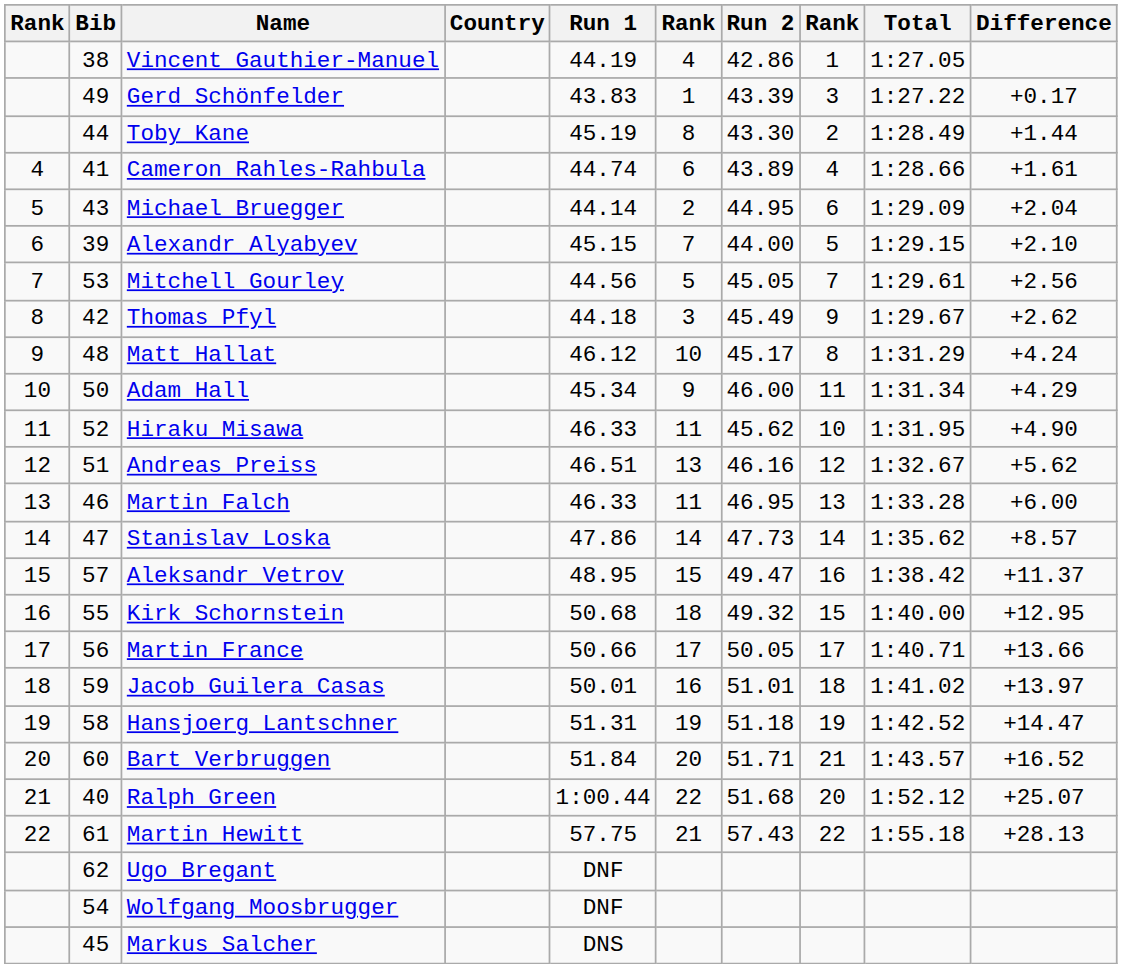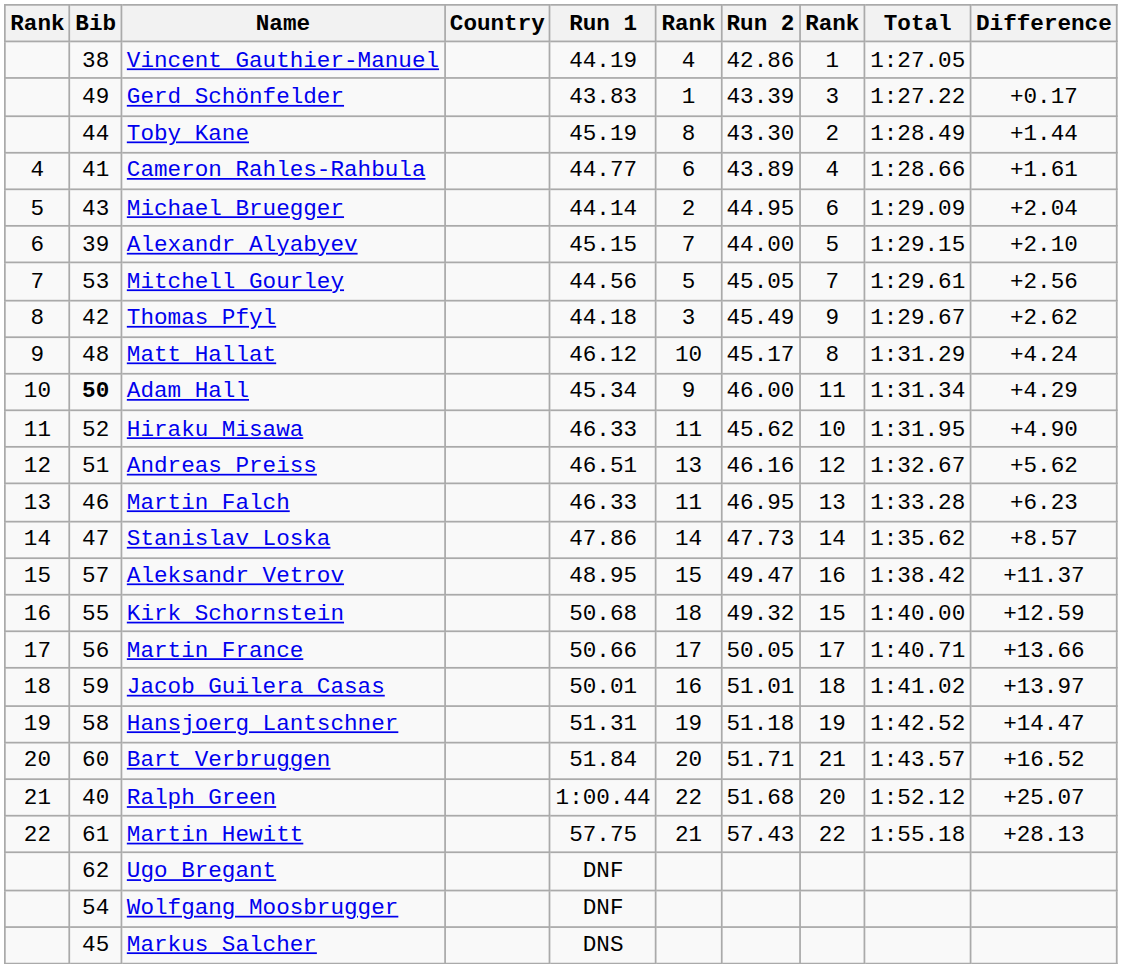(603, 171) 44.74 -> (603, 171) 44.77
(96, 392) normal -> (96, 392) bold
(1044, 503) +6.00 -> (1044, 503) +6.23
(1044, 613) +12.95 -> (1044, 613) +12.59
